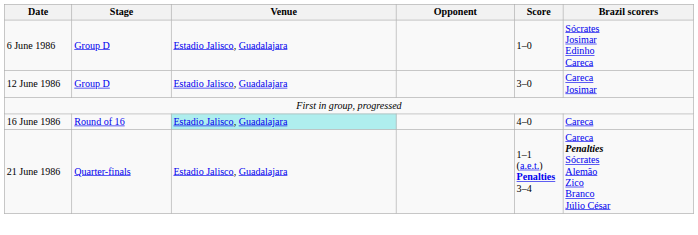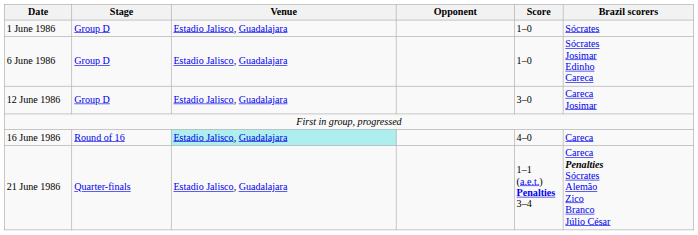+ row: (31, 28)
